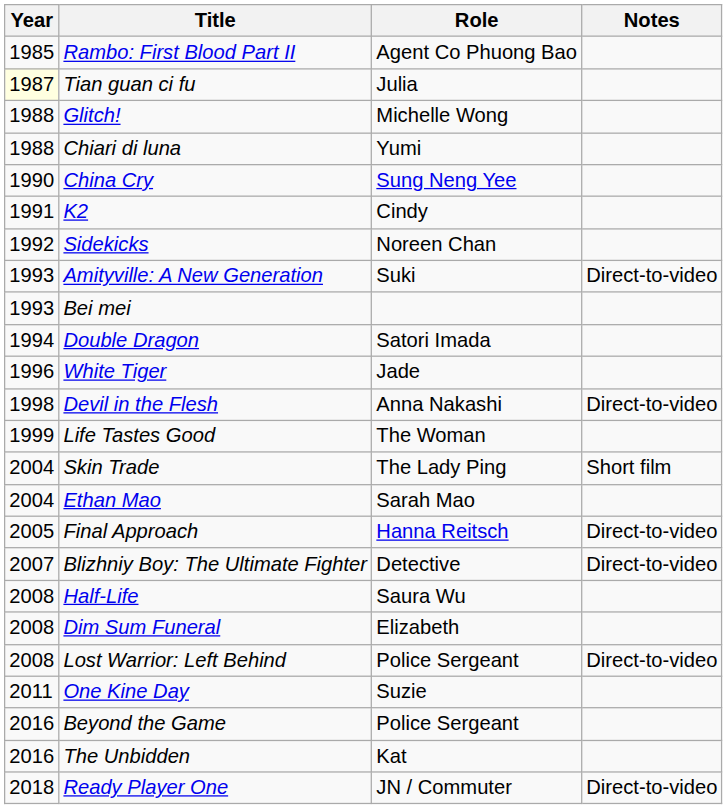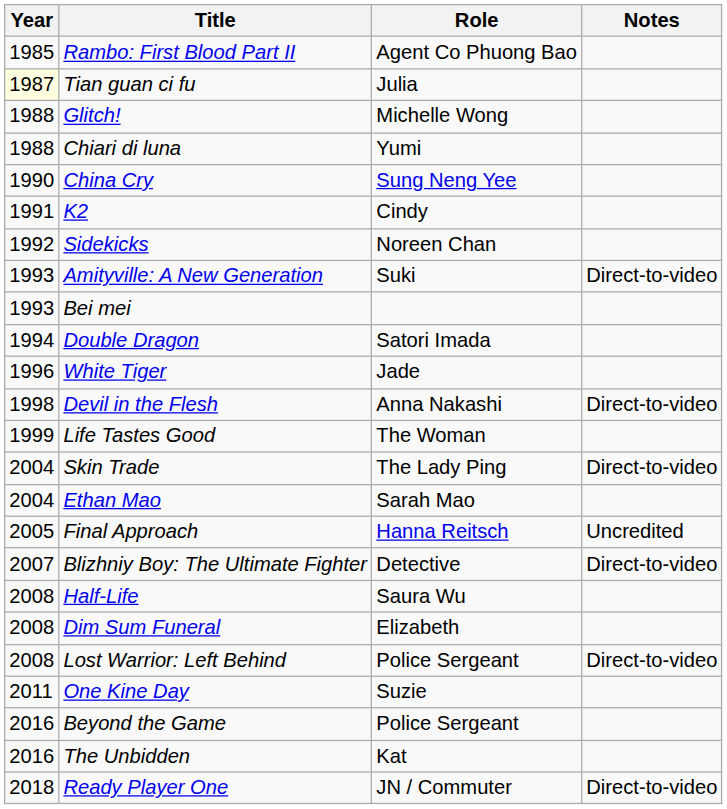(629, 468) Short film -> (652, 468) Direct-to-video
(652, 532) Direct-to-video -> (635, 532) Uncredited
